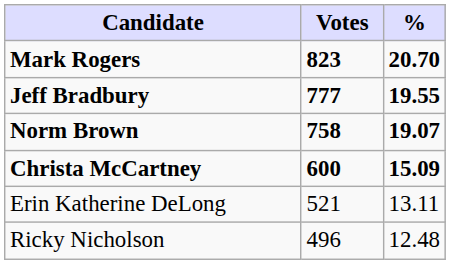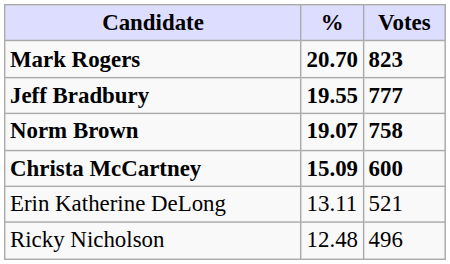columns swapped: (342, 22) <-> (414, 22)
